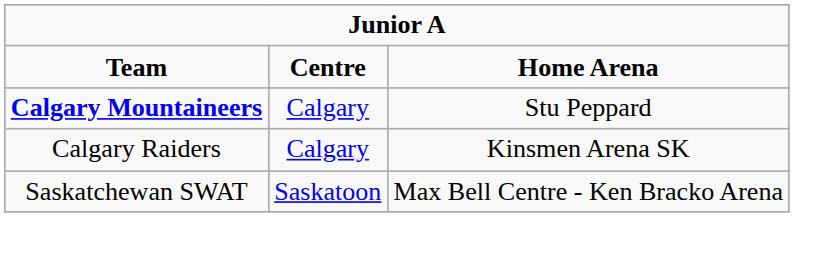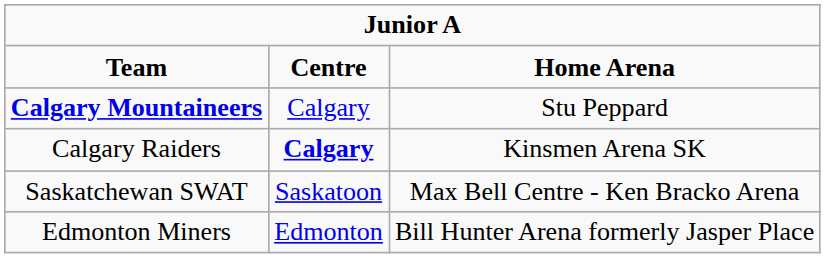(328, 149) normal -> (329, 149) bold
+ row: (136, 231)
